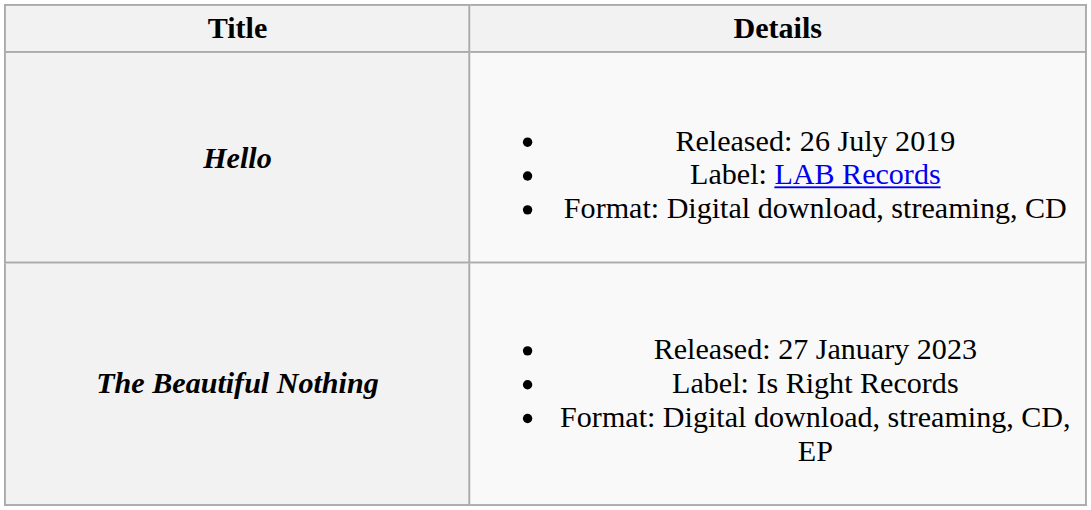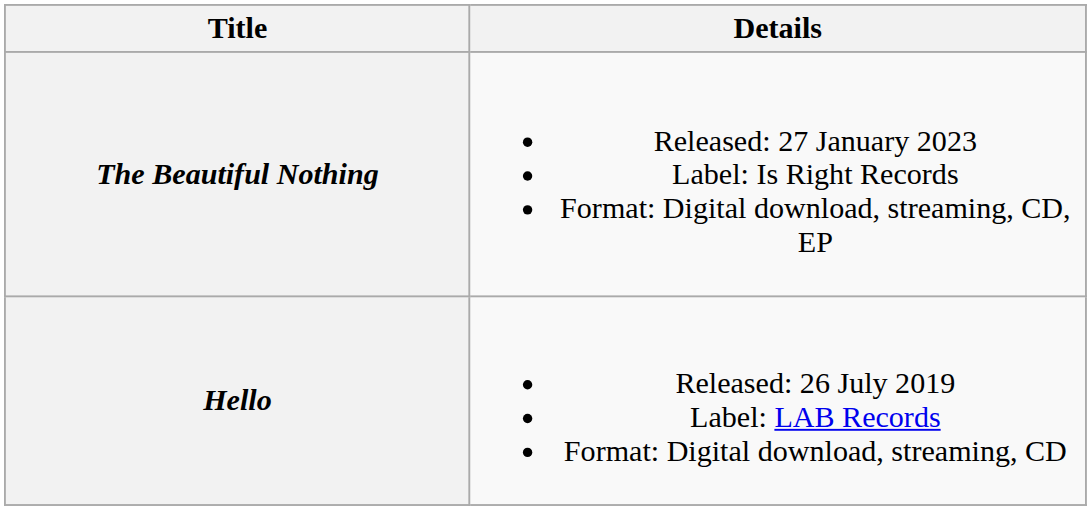rows swapped: (237, 156) <-> (237, 383)
